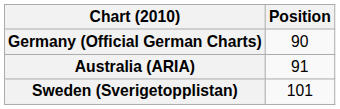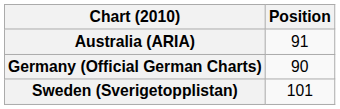rows swapped: (135, 66) <-> (135, 41)
